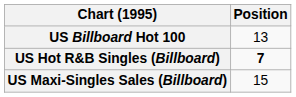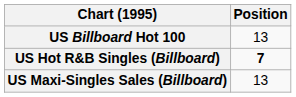(261, 80) 15 -> (261, 80) 13
